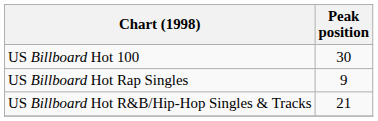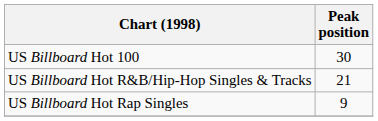rows swapped: (160, 103) <-> (98, 80)
